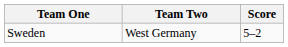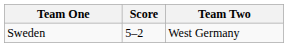columns swapped: (181, 14) <-> (262, 14)
